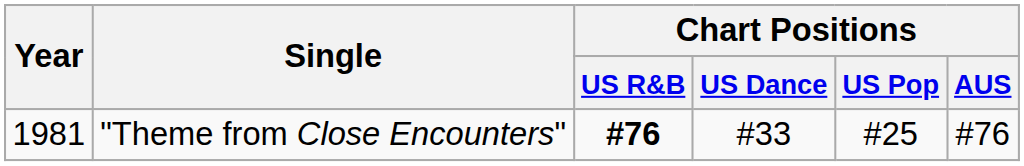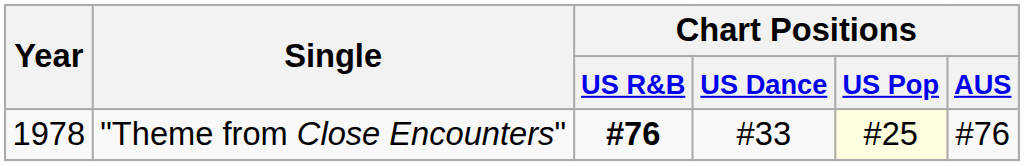(49, 133) 1981 -> (49, 133) 1978
(891, 133) no background -> (891, 133) lightyellow background
